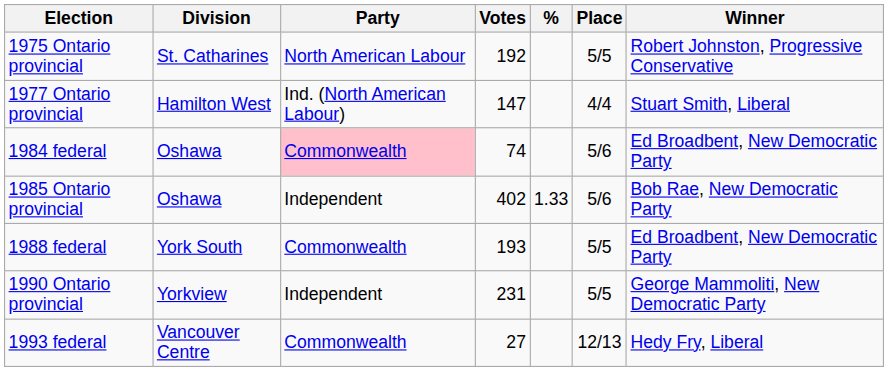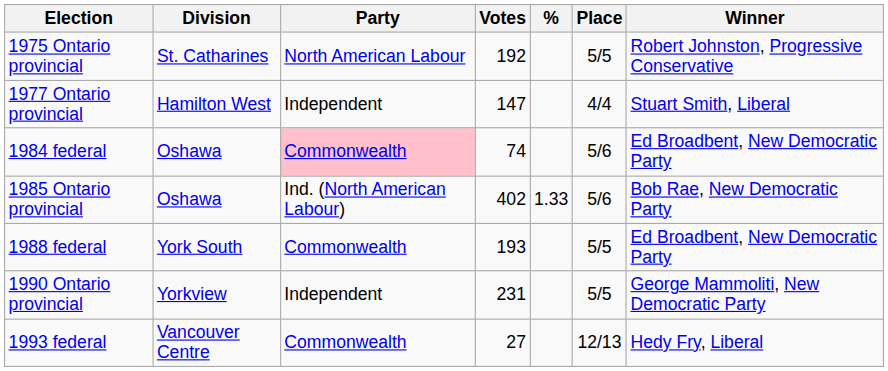(365, 103) Ind. (North American Labour) -> (333, 103) Independent
(333, 199) Independent -> (365, 199) Ind. (North American Labour)
